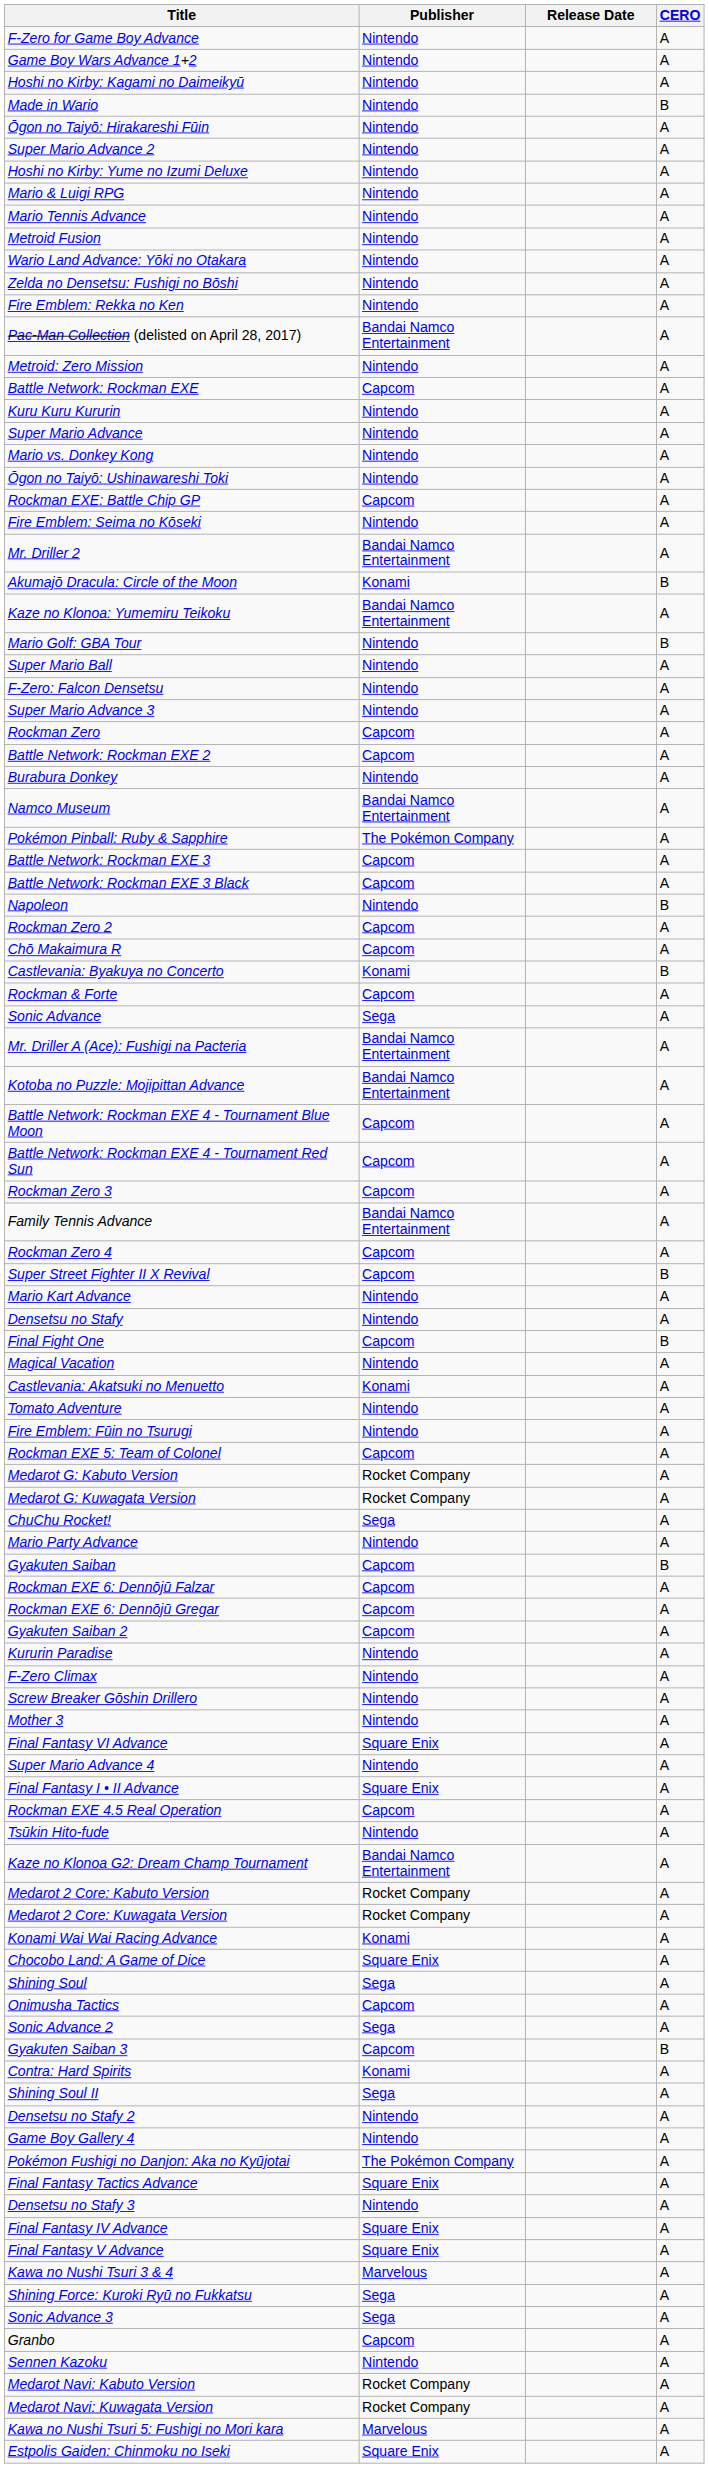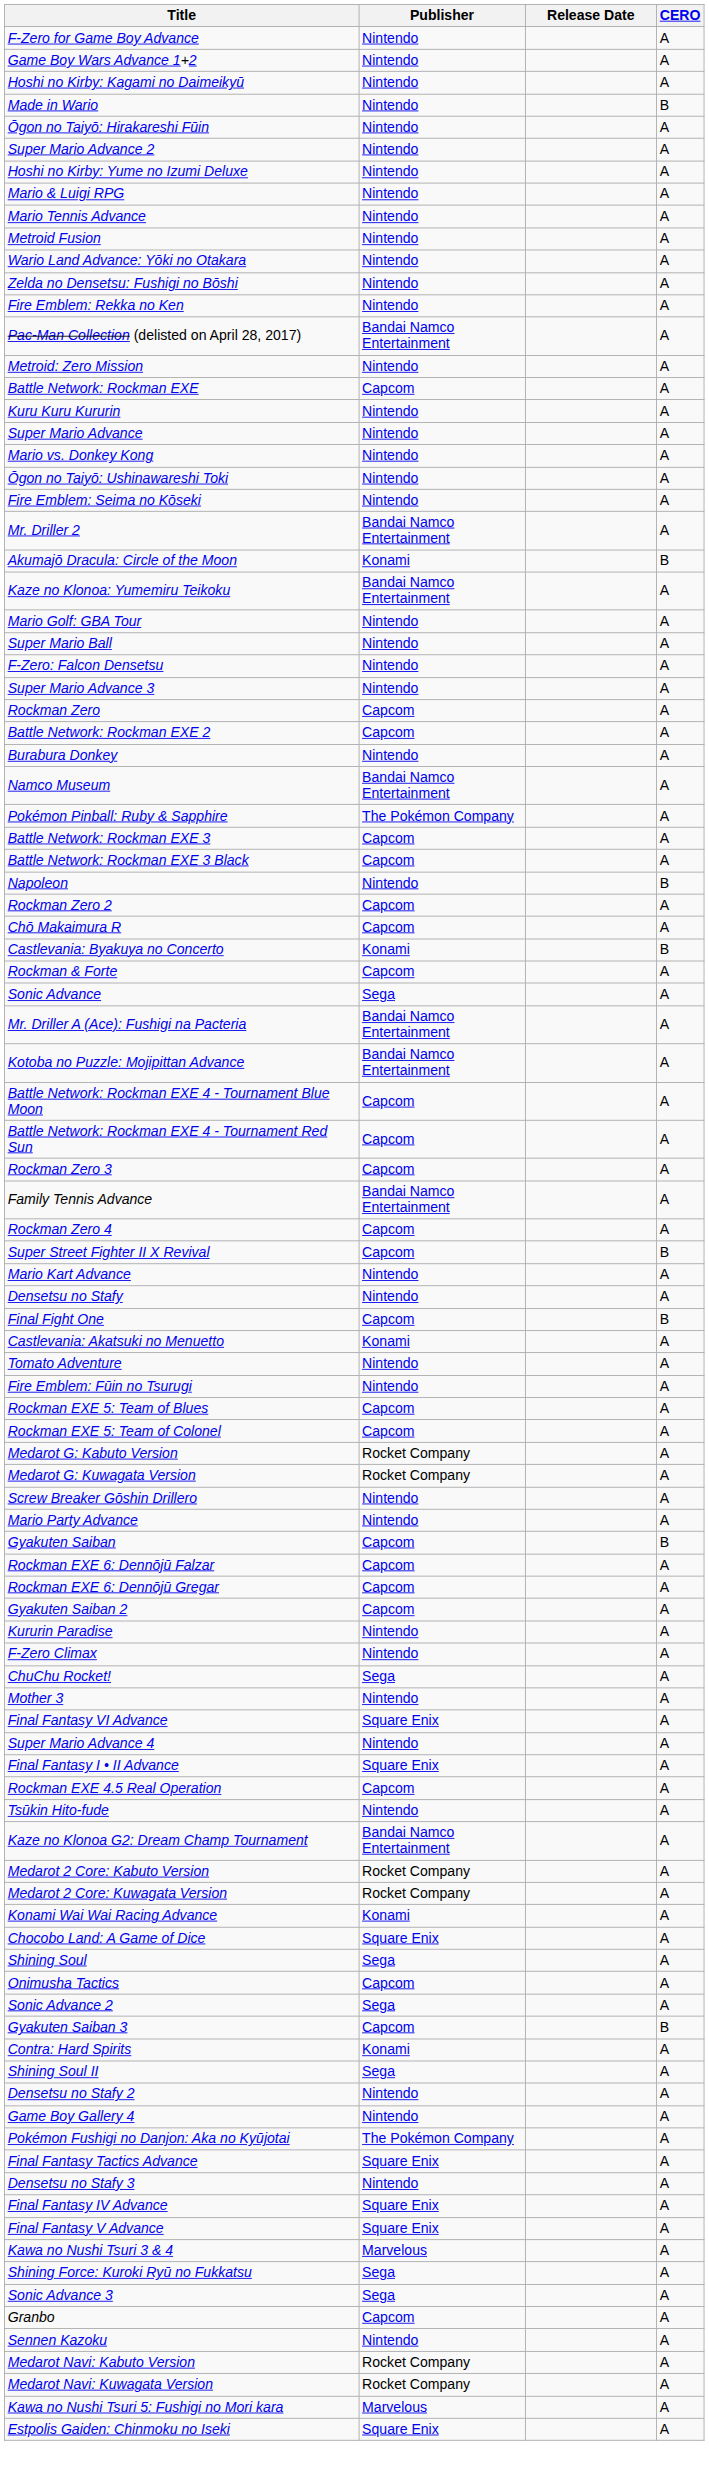- row: (104, 500)
(664, 643) B -> (664, 621) A
- row: (61, 1364)
+ row: (108, 1408)
rows swapped: (59, 1520) <-> (102, 1698)
